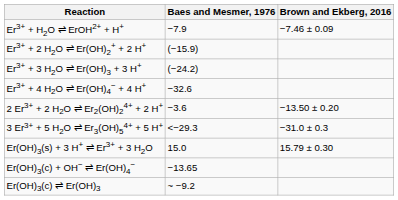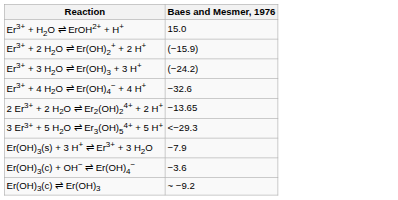- column: (336, 12)
(177, 29) −7.9 -> (177, 29) 15.0
(177, 108) −3.6 -> (182, 108) −13.65
(177, 147) 15.0 -> (177, 147) −7.9
(182, 167) −13.65 -> (177, 167) −3.6
